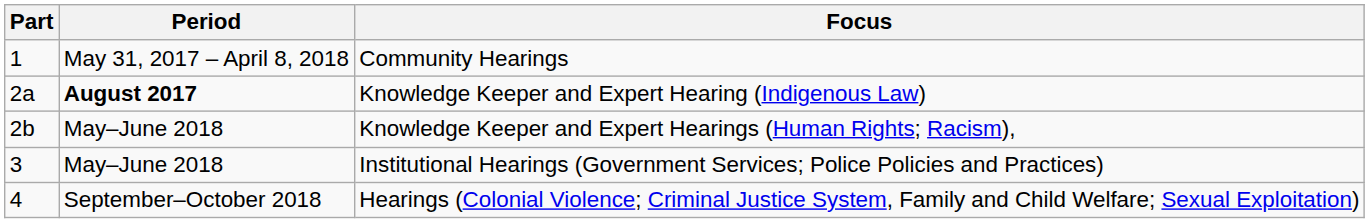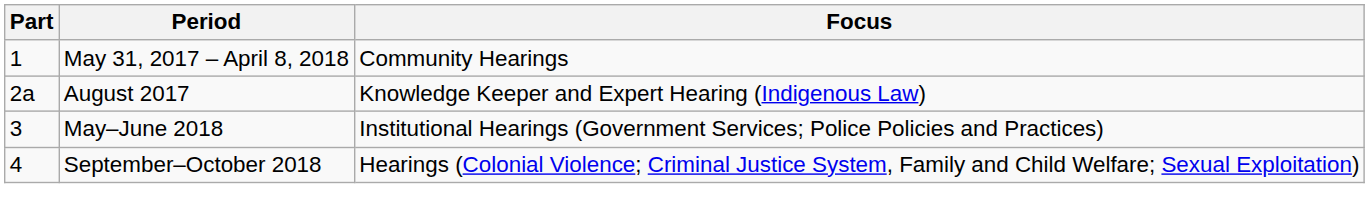(130, 93) bold -> (127, 93) normal
- row: (687, 128)
